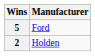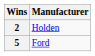rows swapped: (17, 27) <-> (17, 43)
